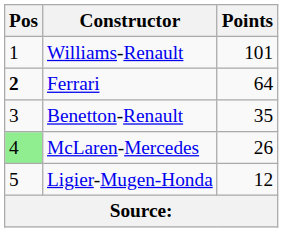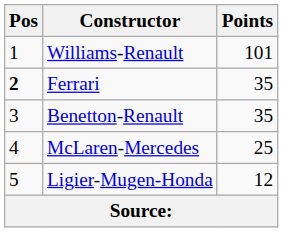(263, 84) 64 -> (263, 84) 35
(14, 147) lightgreen background -> (14, 147) no background
(263, 147) 26 -> (263, 147) 25
